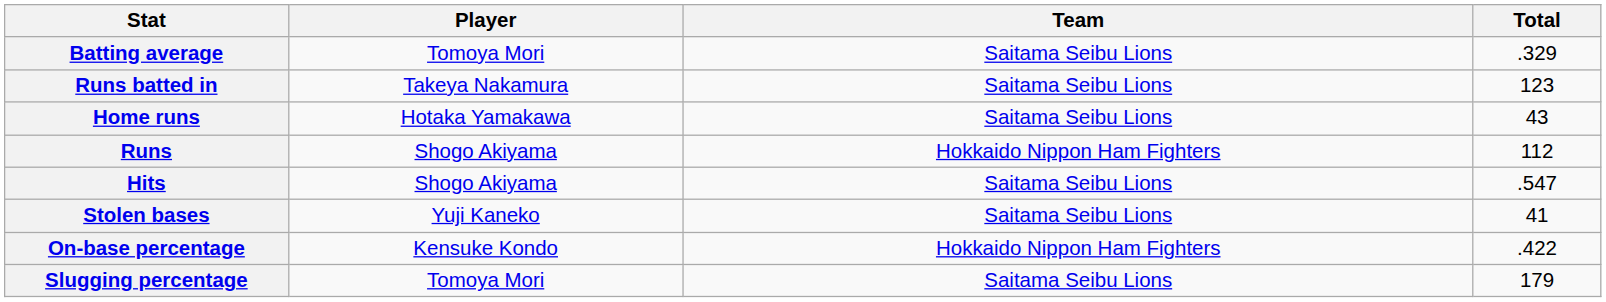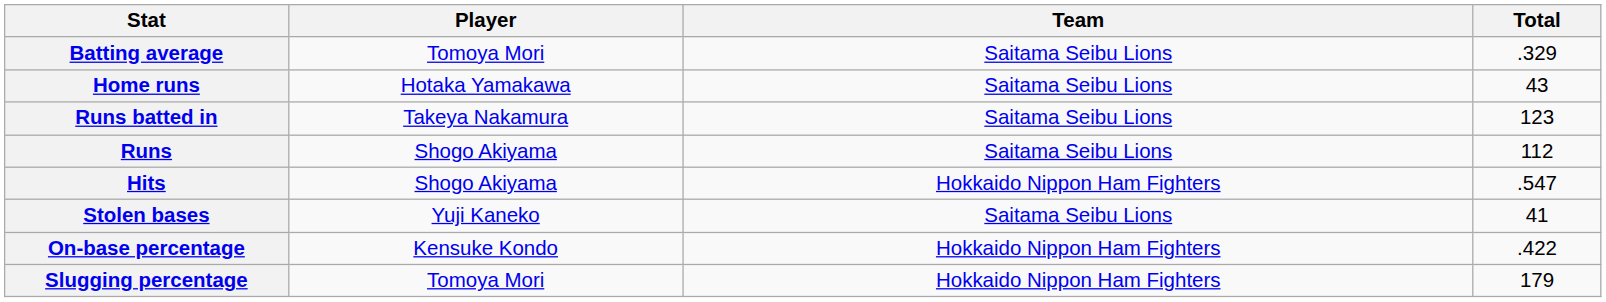rows swapped: (146, 118) <-> (146, 85)
(1078, 150) Hokkaido Nippon Ham Fighters -> (1078, 150) Saitama Seibu Lions
(1078, 183) Saitama Seibu Lions -> (1078, 183) Hokkaido Nippon Ham Fighters
(1078, 280) Saitama Seibu Lions -> (1078, 280) Hokkaido Nippon Ham Fighters
